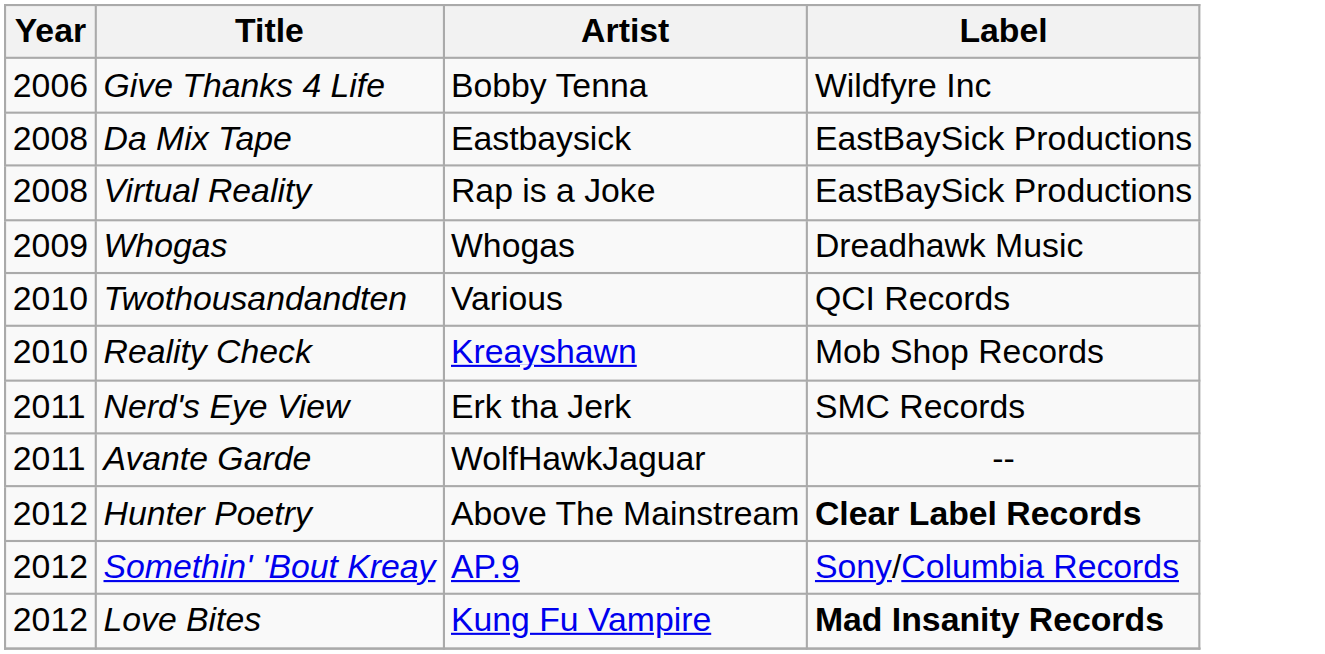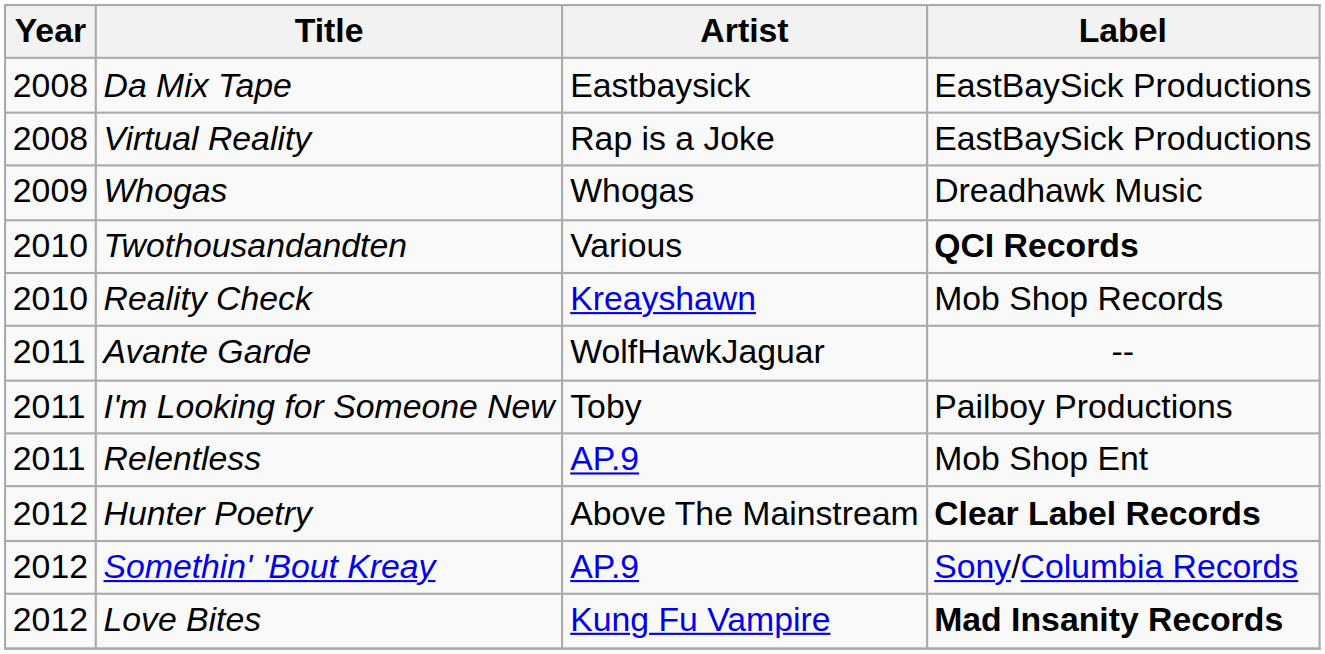- row: (244, 84)
(913, 298) normal -> (1036, 245) bold
- row: (227, 406)
+ row: (329, 406)
+ row: (182, 459)
